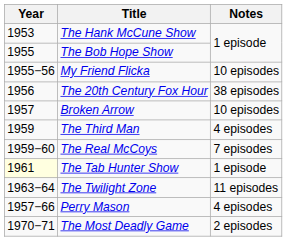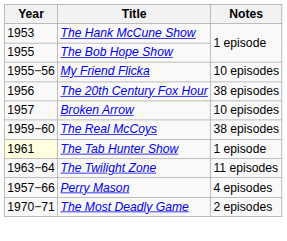- row: (100, 129)
(243, 149) 7 episodes -> (246, 129) 38 episodes
